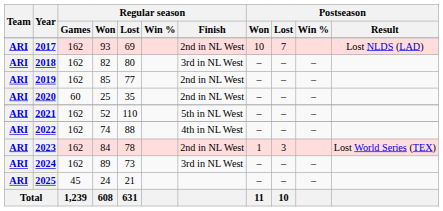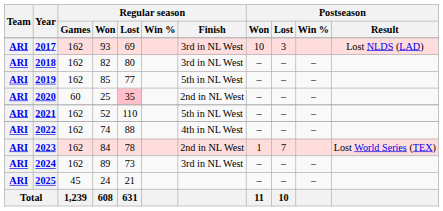(212, 46) 2nd in NL West -> (212, 46) 3rd in NL West
(283, 46) 7 -> (283, 46) 3
(212, 80) 2nd in NL West -> (212, 80) 5th in NL West
(130, 97) no background -> (130, 97) pink background
(283, 147) 3 -> (283, 147) 7
